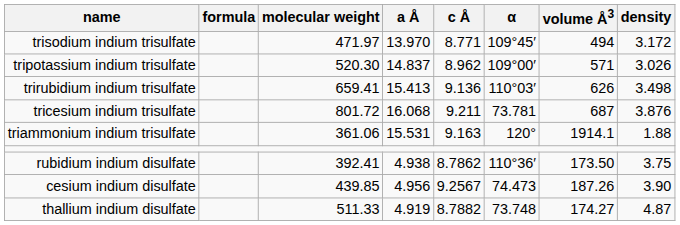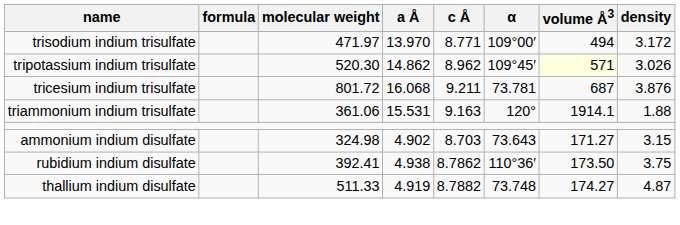(512, 42) 109°45′ -> (512, 42) 109°00′
(408, 65) 14.837 -> (408, 65) 14.862
(512, 65) 109°00′ -> (512, 65) 109°45′
(602, 65) no background -> (602, 65) lightyellow background
- row: (110, 88)
+ row: (108, 140)
- row: (121, 186)
